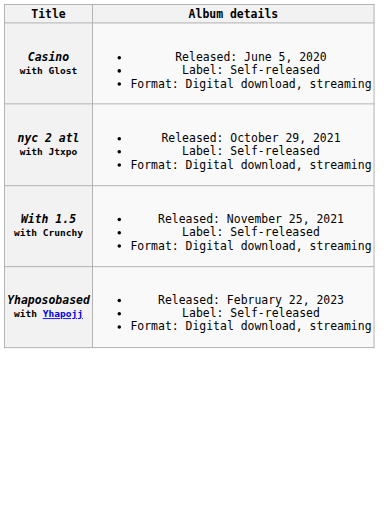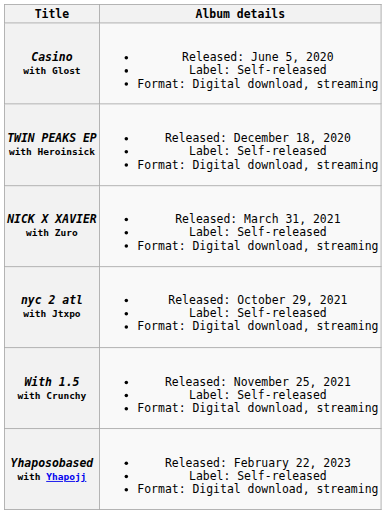+ row: (52, 145)
+ row: (52, 226)
